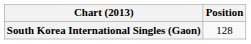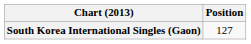(224, 30) 128 -> (224, 30) 127
